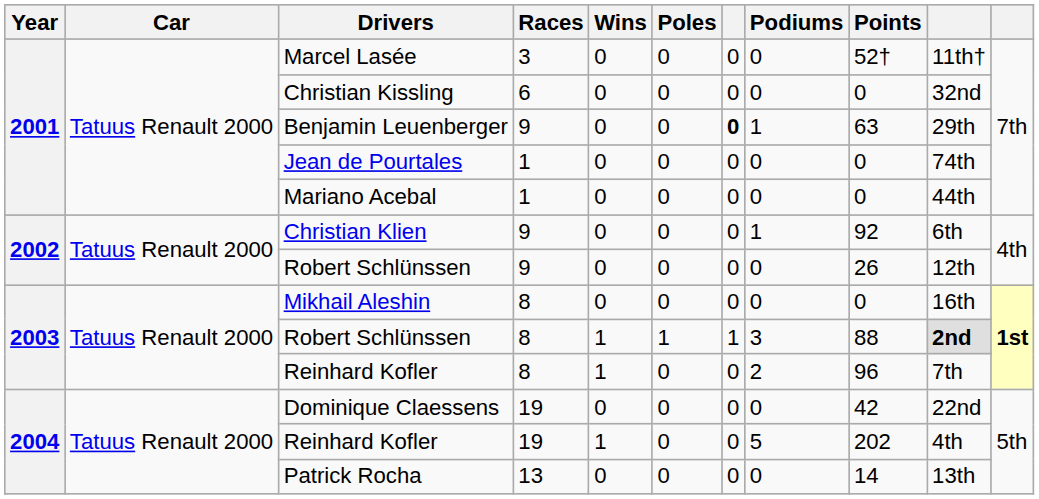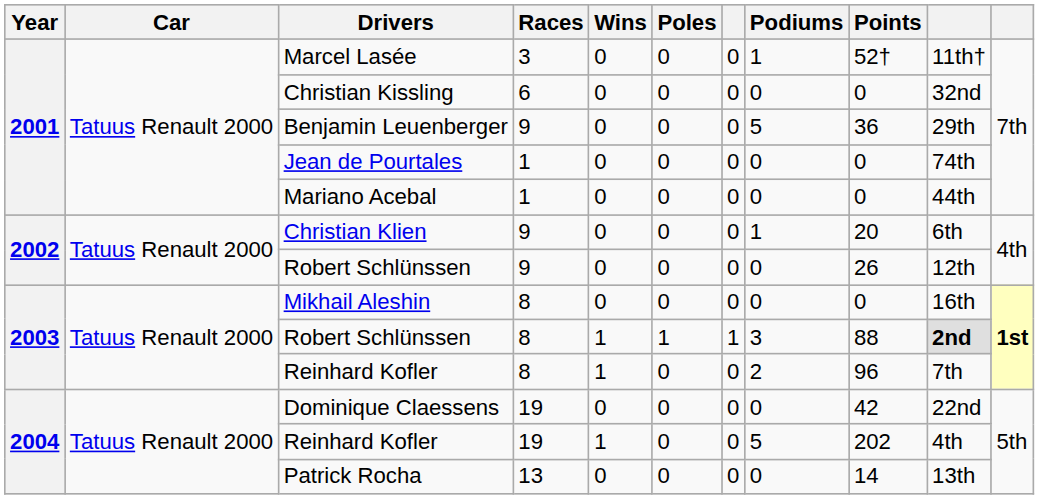(756, 57) 0 -> (756, 57) 1
(733, 127) bold -> (733, 127) normal
(756, 127) 1 -> (756, 127) 5
(866, 127) 63 -> (866, 127) 36
(866, 232) 92 -> (866, 232) 20
